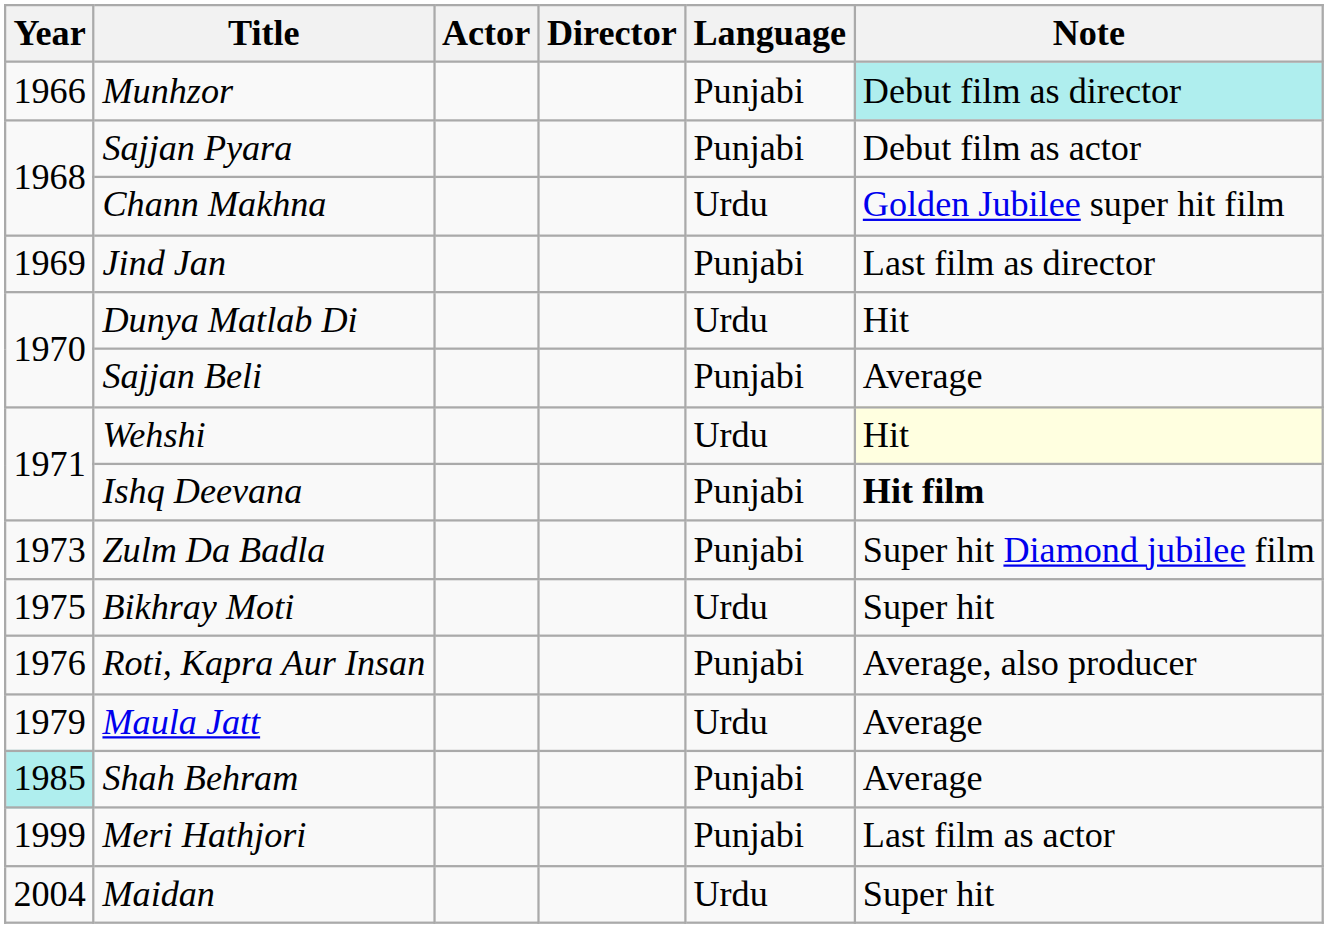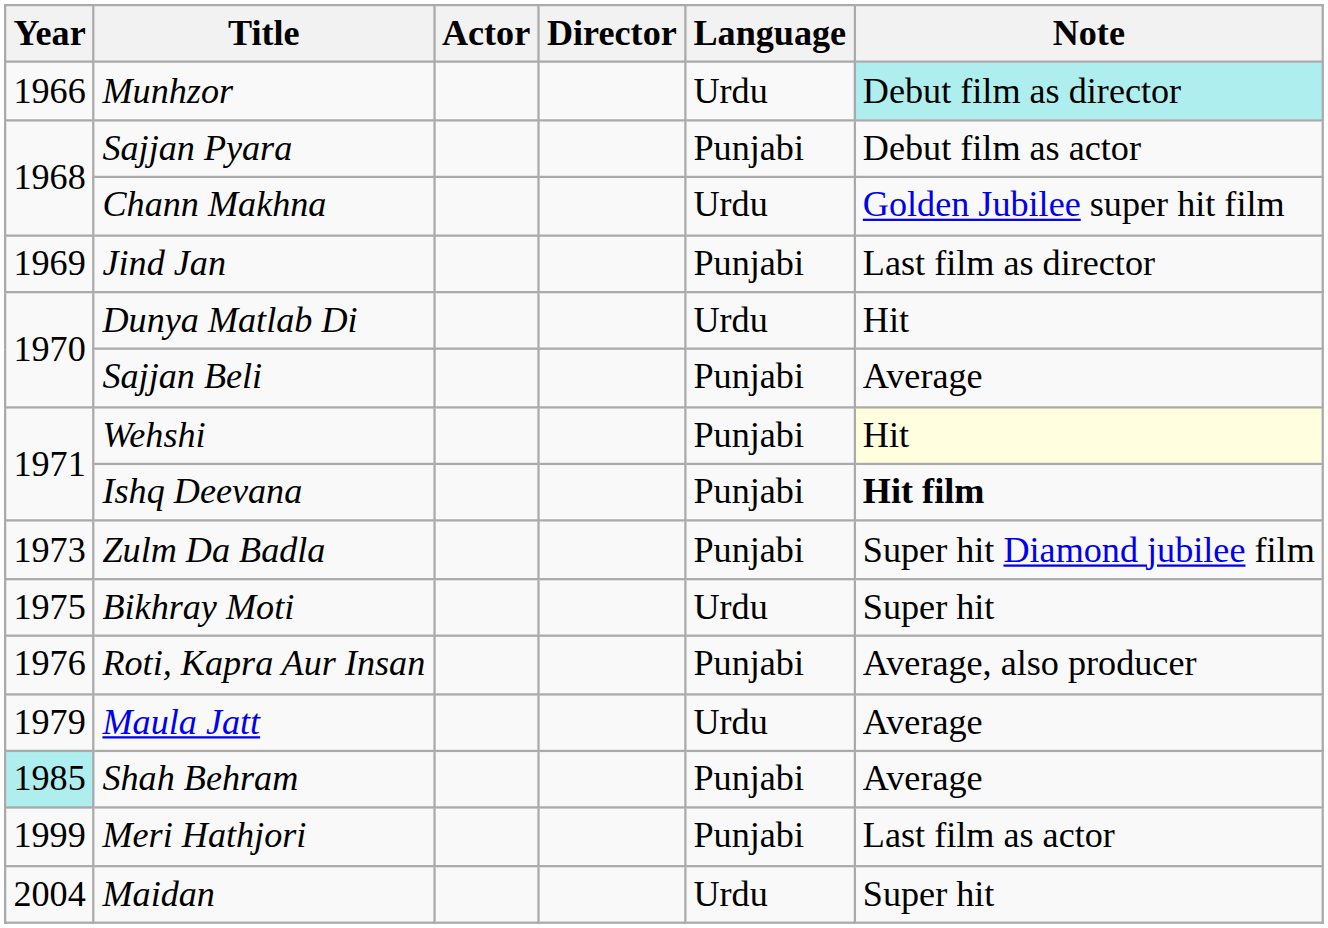(749, 90) Punjabi -> (731, 90) Urdu
(731, 434) Urdu -> (749, 434) Punjabi
